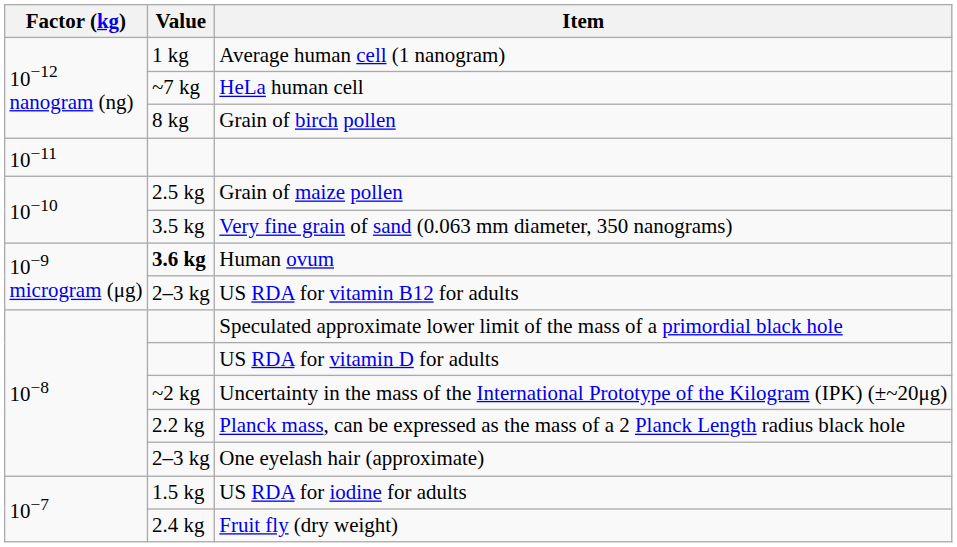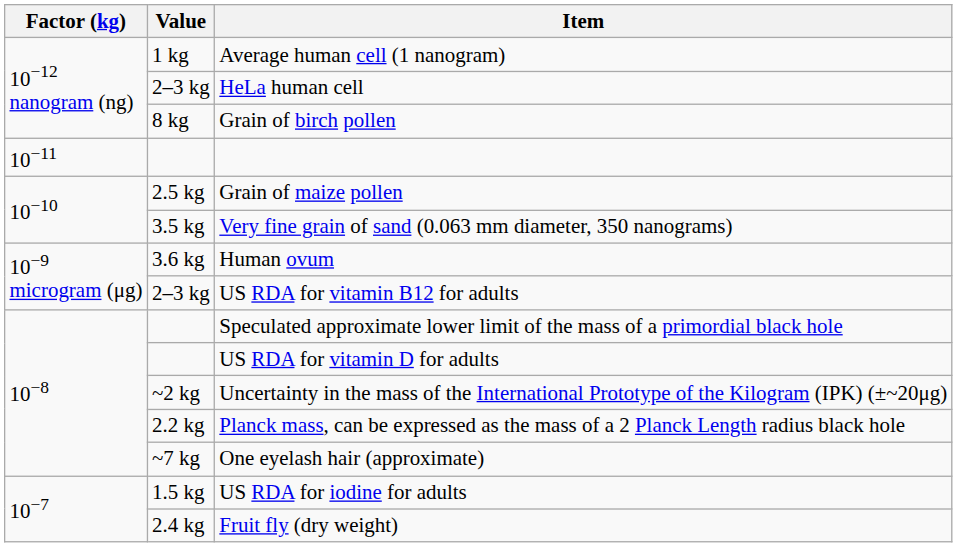(176, 87) ~7 kg -> (181, 87) 2–3 kg
(179, 259) bold -> (178, 259) normal
(181, 458) 2–3 kg -> (176, 458) ~7 kg
